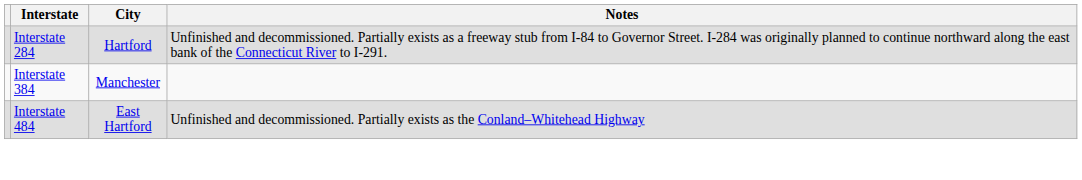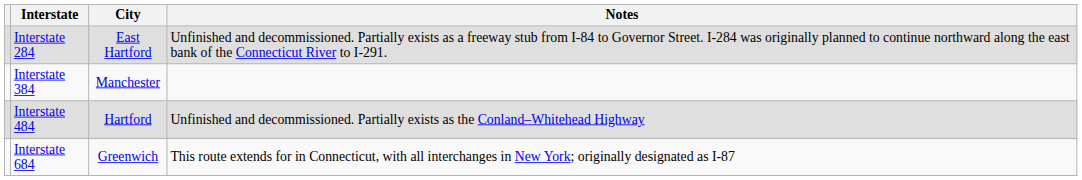(128, 44) Hartford -> (128, 44) East Hartford
(128, 119) East Hartford -> (128, 119) Hartford
+ row: (40, 156)
